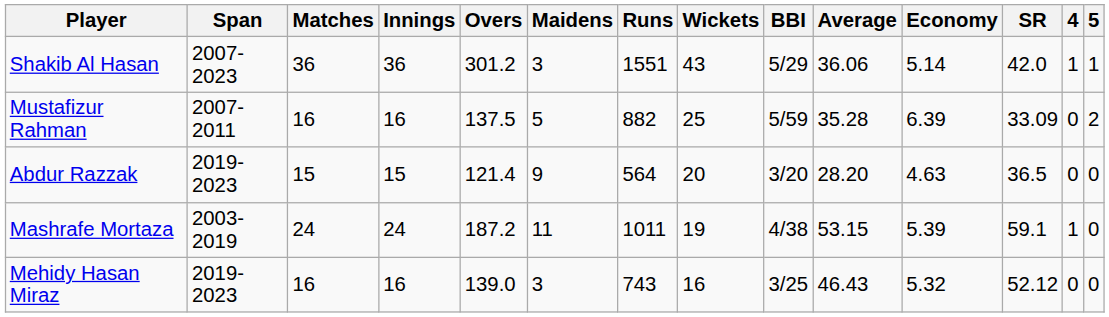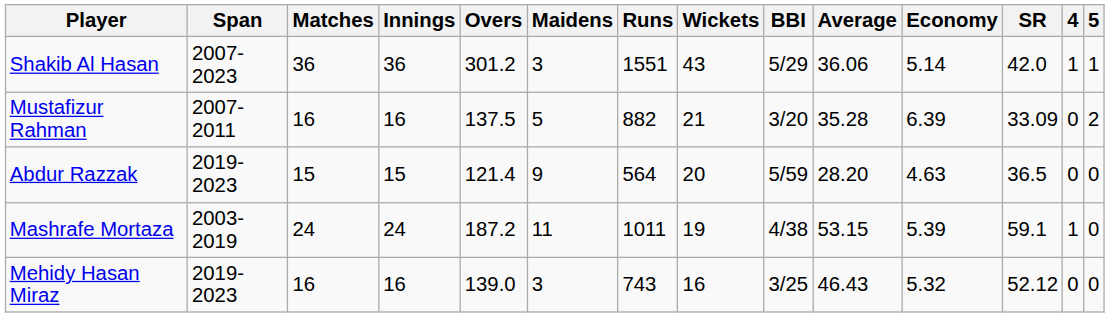(694, 119) 25 -> (694, 119) 21
(788, 119) 5/59 -> (788, 119) 3/20
(788, 174) 3/20 -> (788, 174) 5/59
